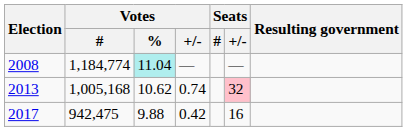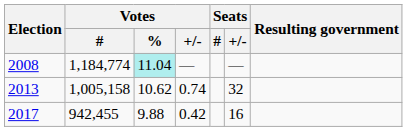(100, 89) 1,005,168 -> (100, 89) 1,005,158
(236, 89) pink background -> (236, 89) no background
(94, 114) 942,475 -> (94, 114) 942,455
